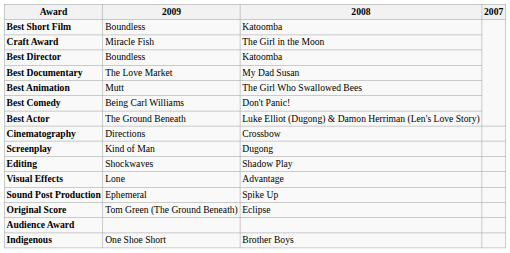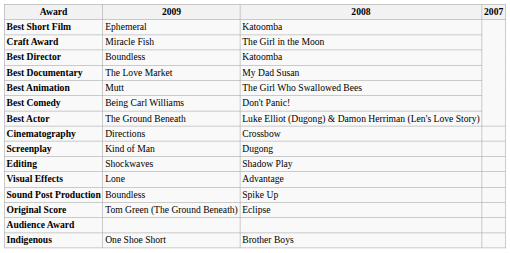(125, 27) Boundless -> (126, 27) Ephemeral
(126, 194) Ephemeral -> (125, 194) Boundless
